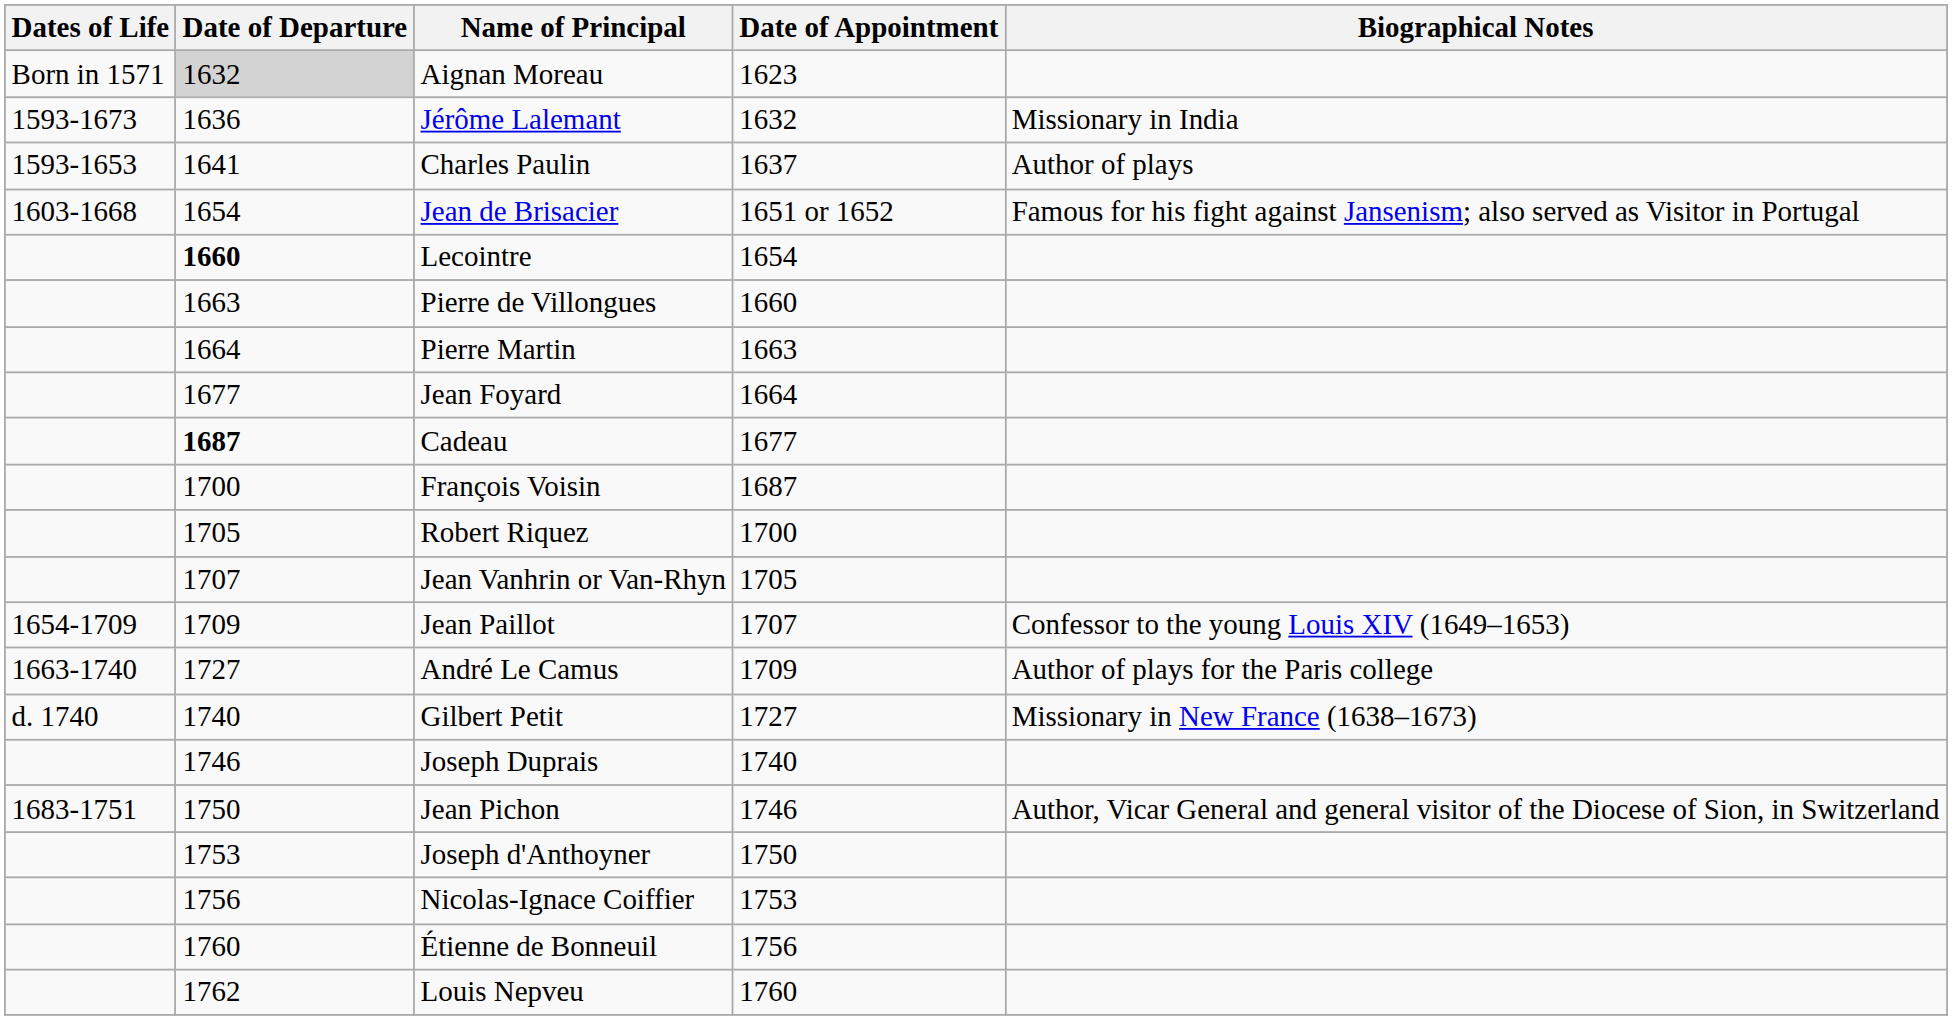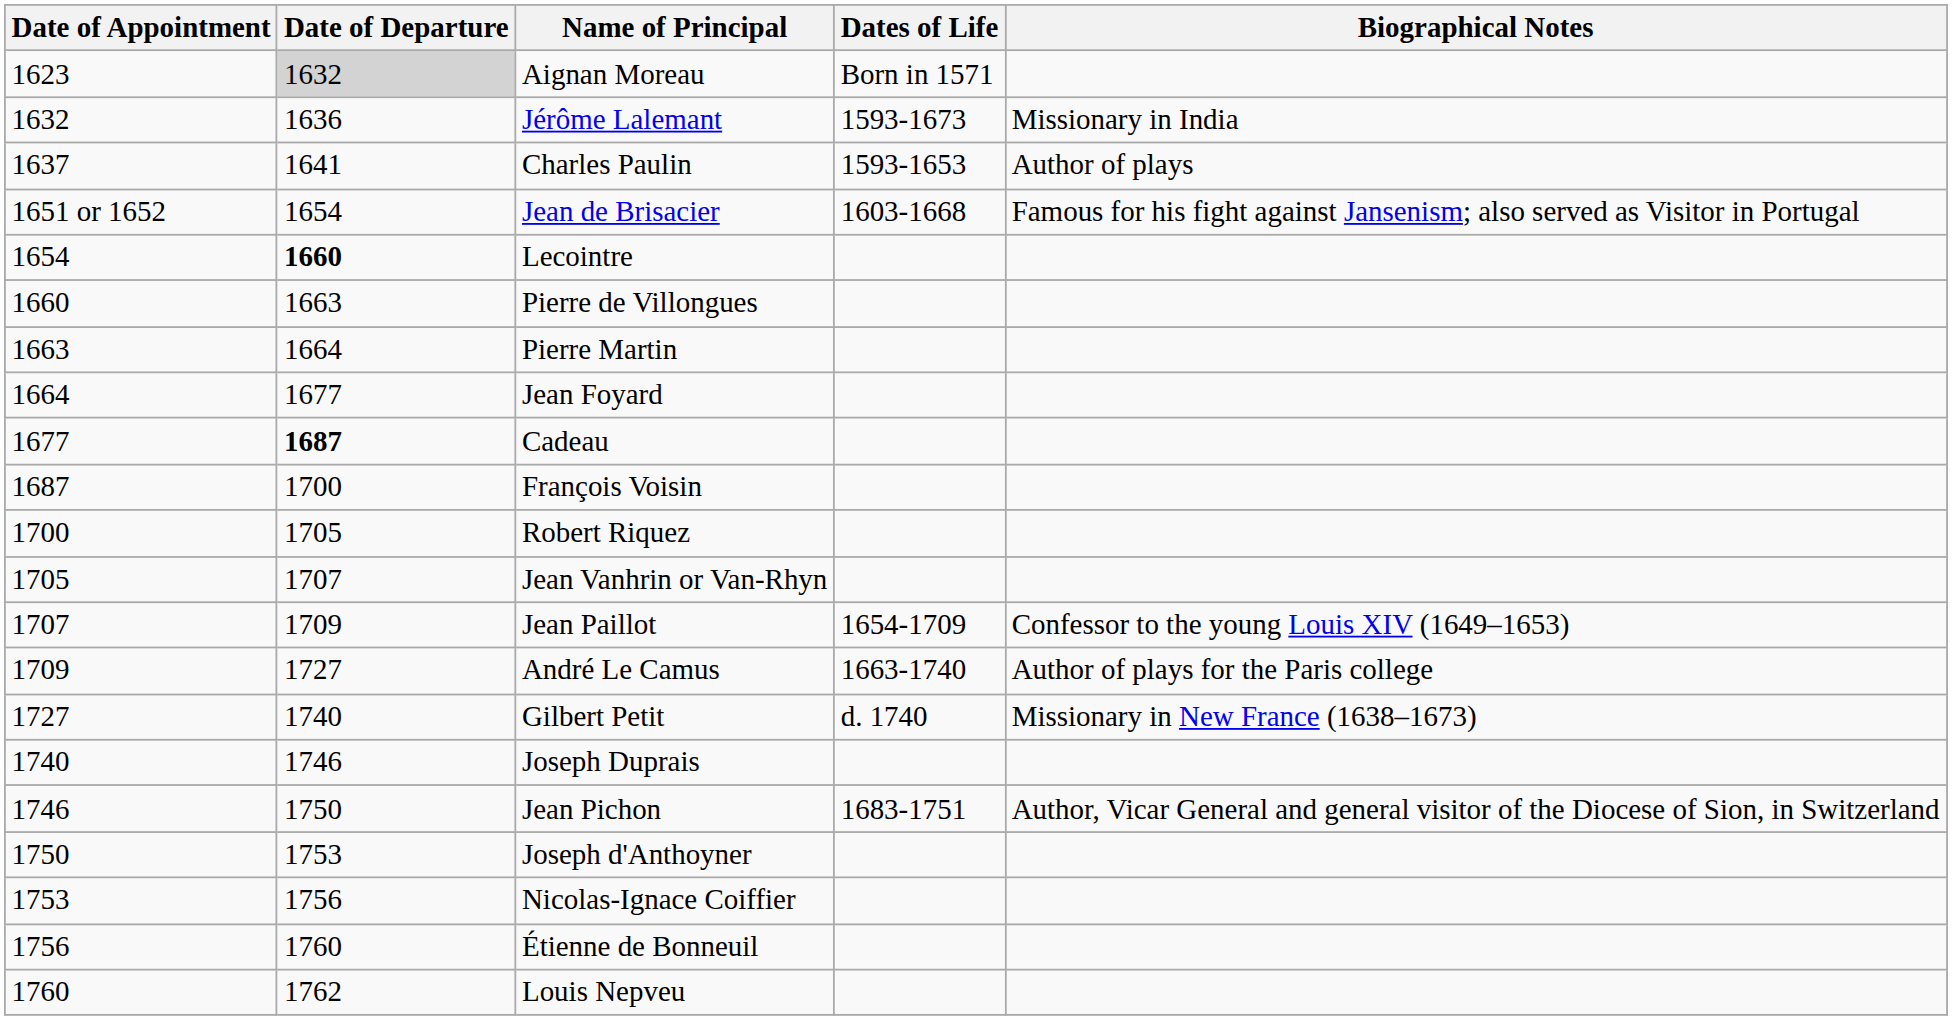columns swapped: (869, 27) <-> (90, 27)
